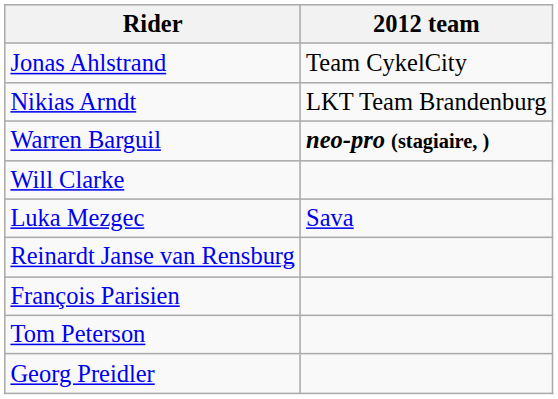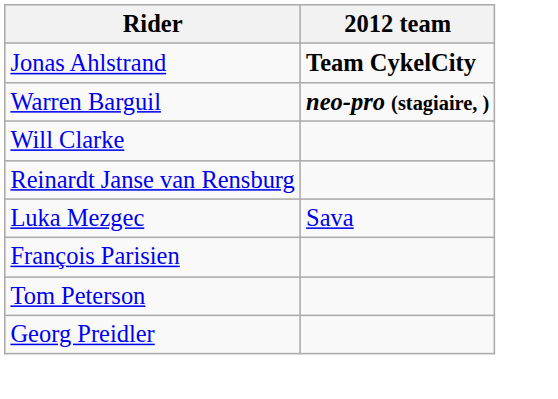(386, 62) normal -> (391, 62) bold
- row: (73, 101)
rows swapped: (153, 256) <-> (77, 218)
